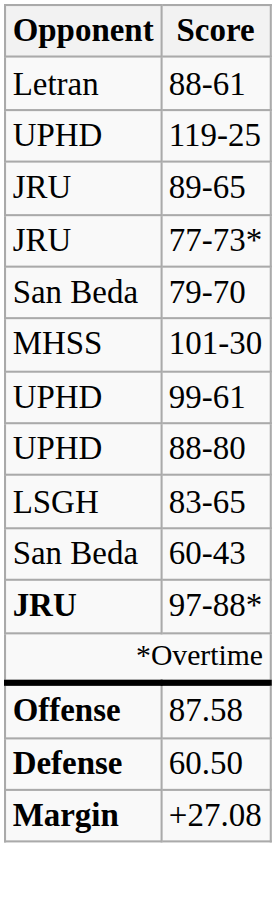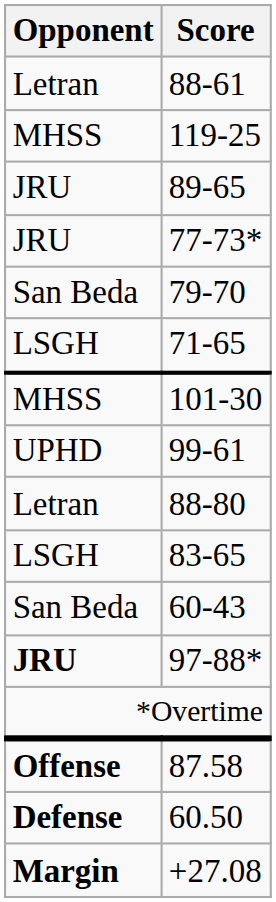(57, 135) UPHD -> (58, 135) MHSS
+ row: (207, 344)
(57, 448) UPHD -> (56, 503) Letran
